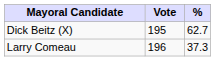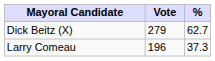(157, 30) 195 -> (157, 30) 279
